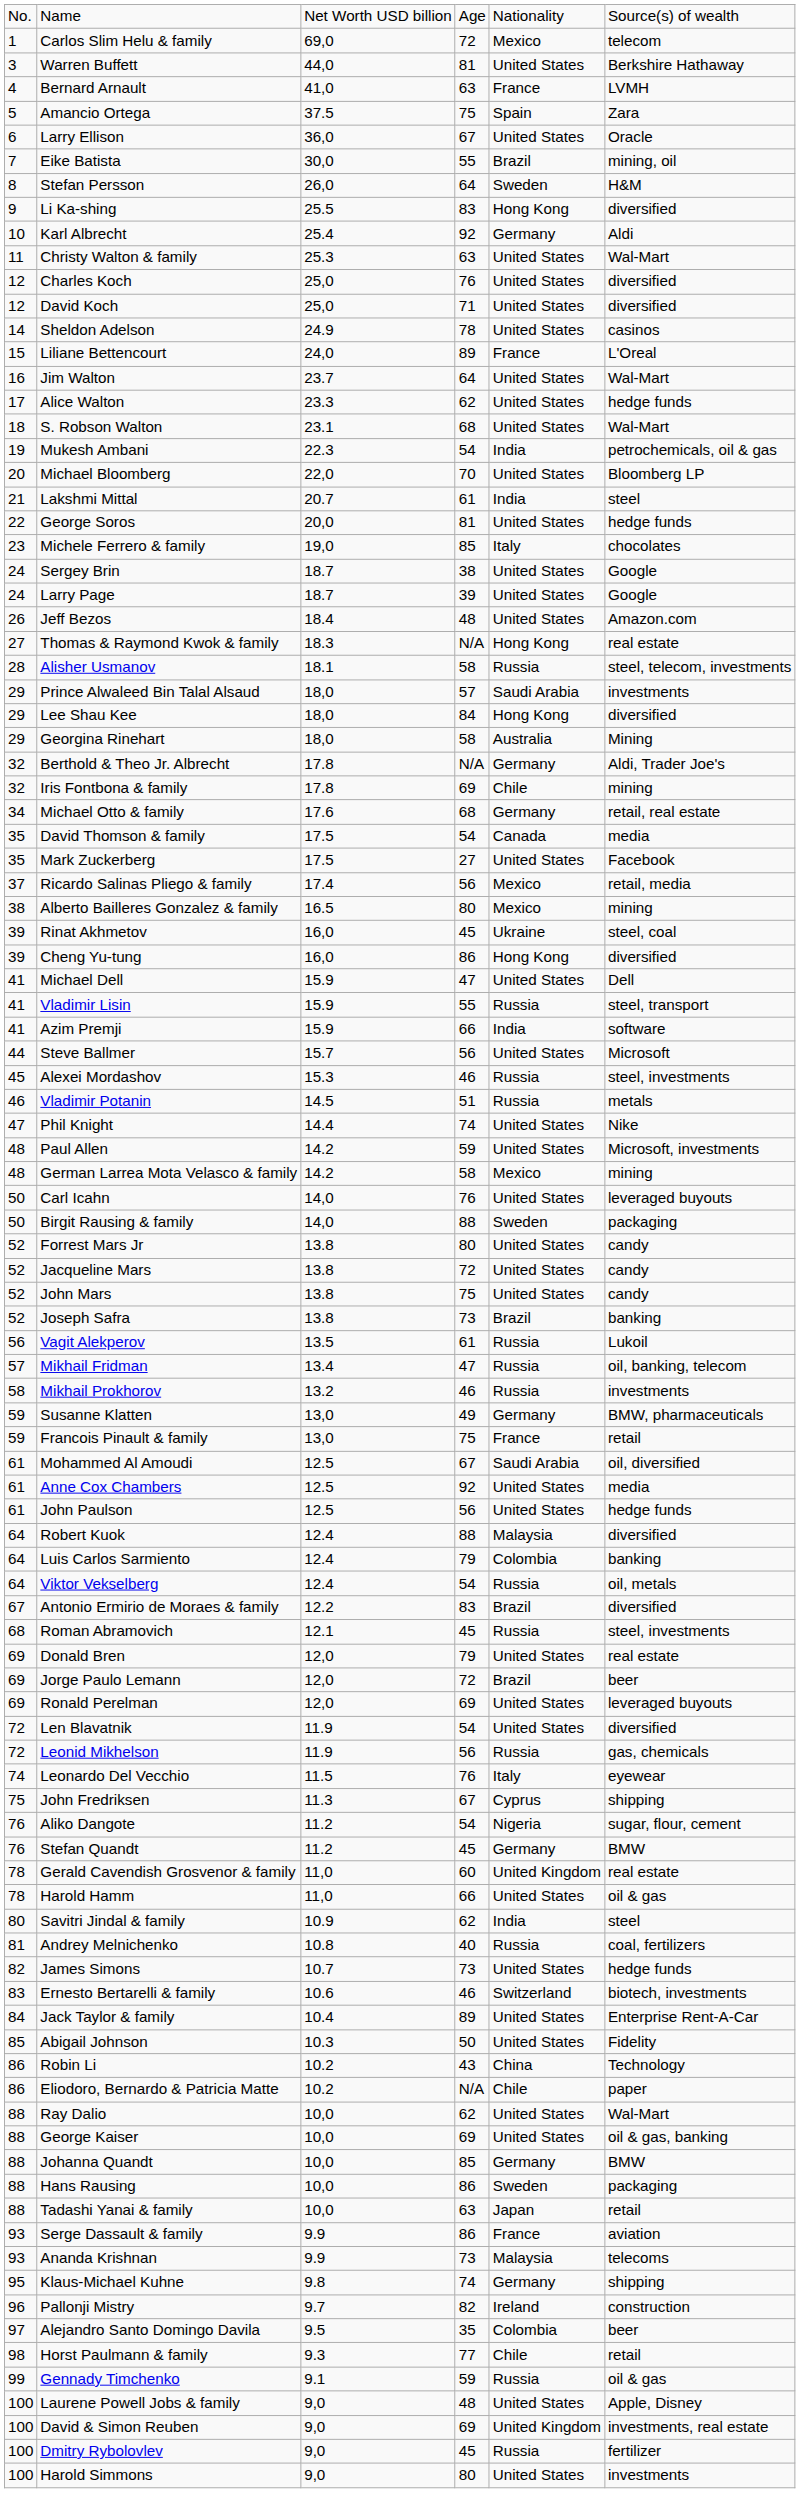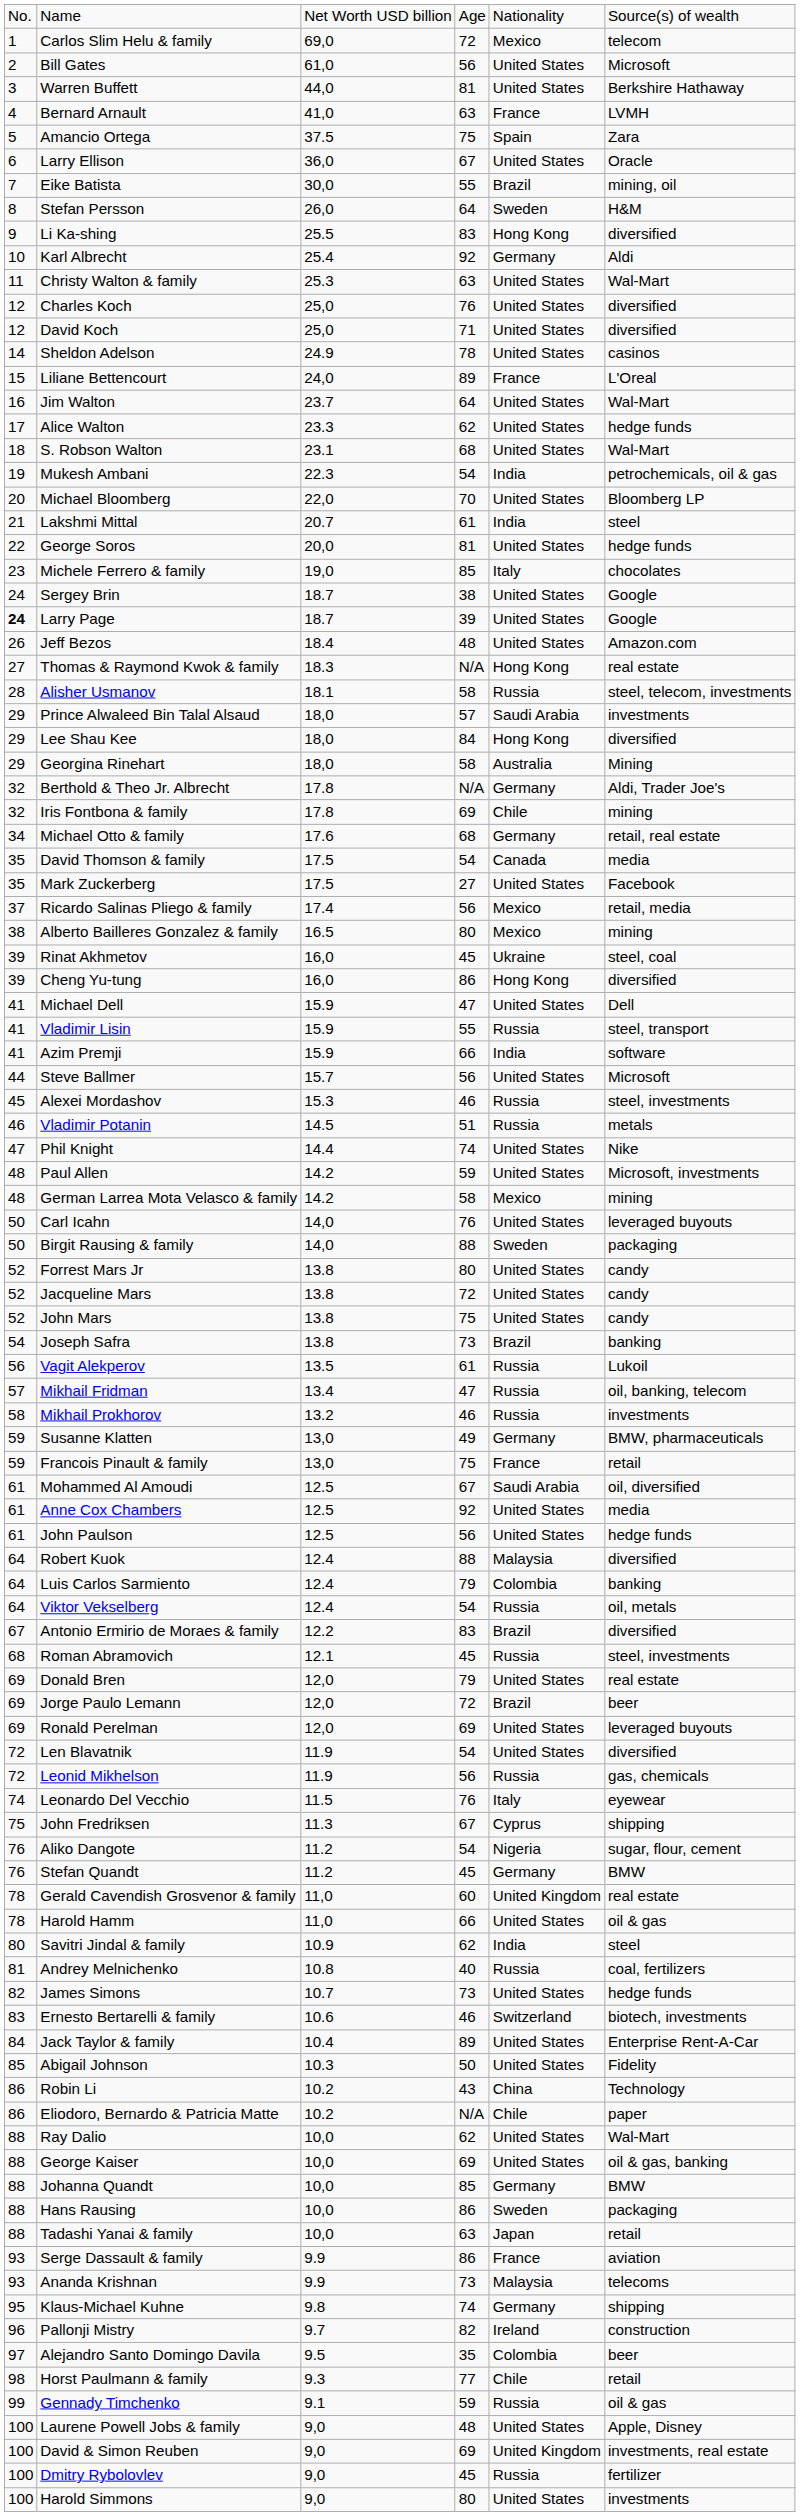+ row: (73, 64)
(16, 595) normal -> (16, 619) bold
(16, 1318) 52 -> (16, 1342) 54
